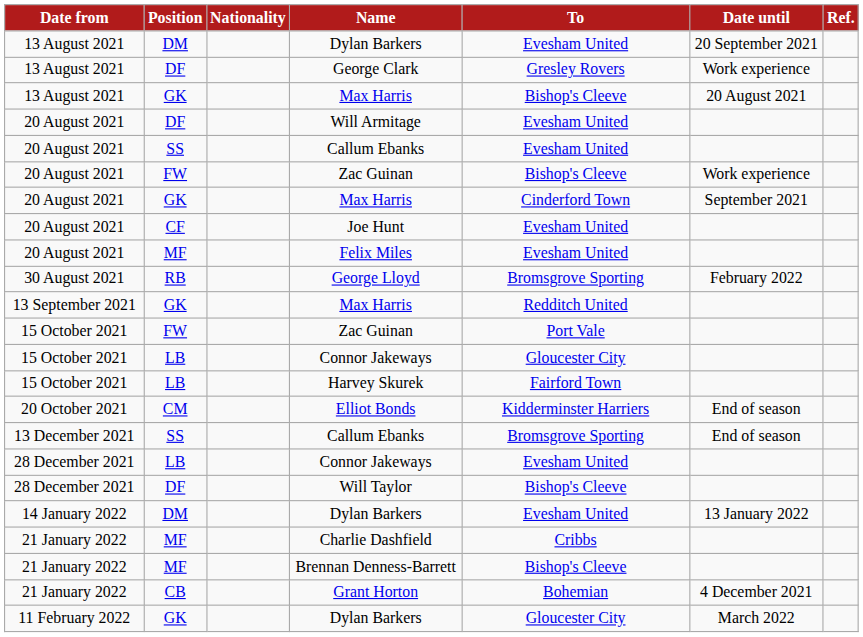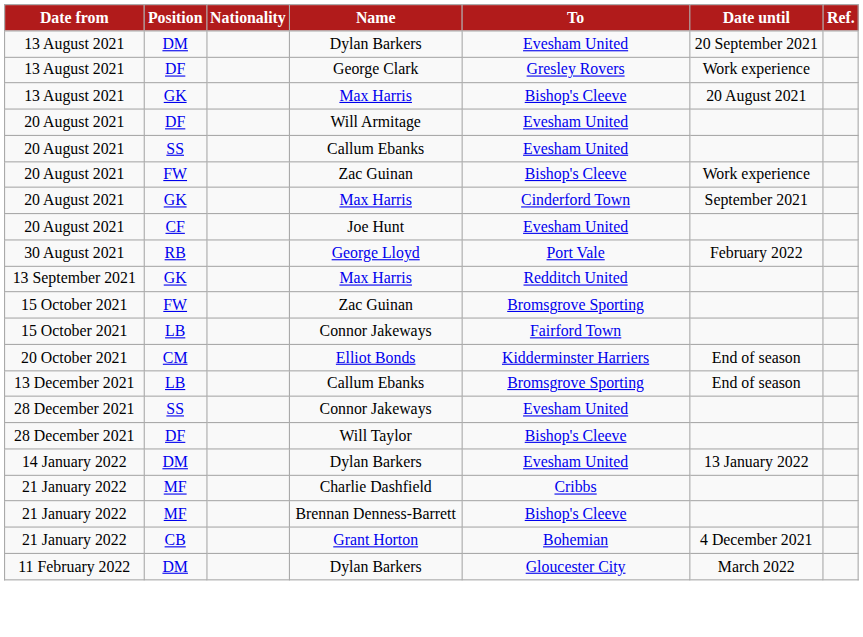- row: (74, 253)
(576, 279) Bromsgrove Sporting -> (576, 253) Port Vale
(576, 331) Port Vale -> (576, 305) Bromsgrove Sporting
(576, 357) Gloucester City -> (576, 331) Fairford Town
- row: (74, 383)
(175, 435) SS -> (175, 383) LB
(175, 462) LB -> (175, 409) SS
(175, 618) GK -> (175, 566) DM
